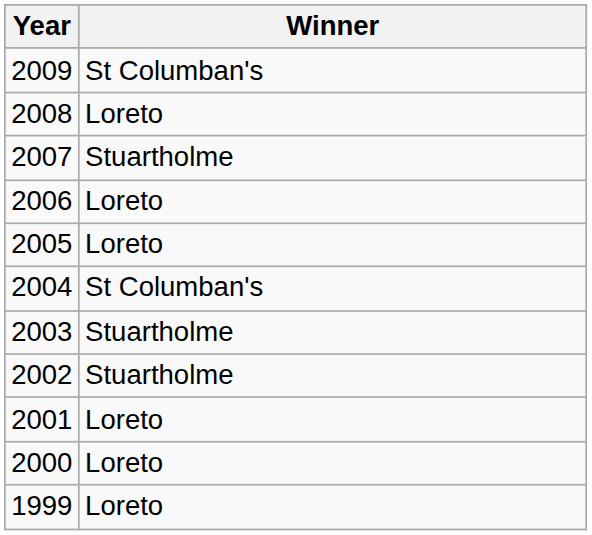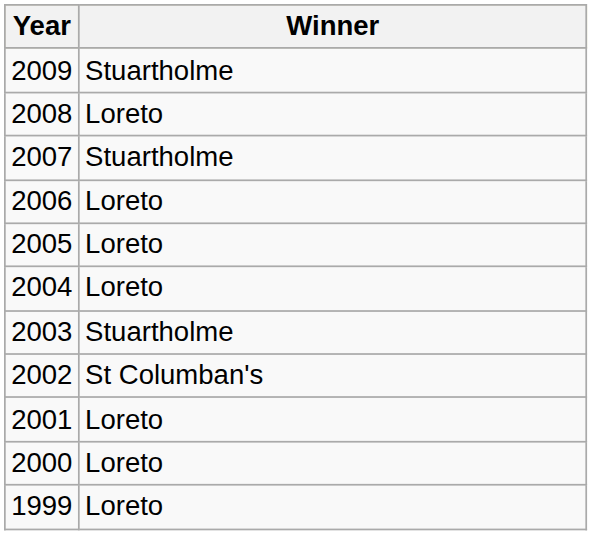(174, 69) St Columban's -> (159, 69) Stuartholme
(174, 288) St Columban's -> (124, 288) Loreto
(159, 375) Stuartholme -> (174, 375) St Columban's
